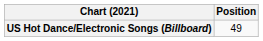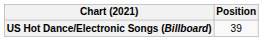(236, 28) 49 -> (236, 28) 39
